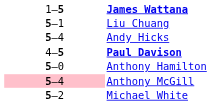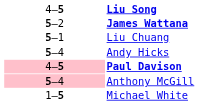+ row: (132, 9)
(55, 9) 1–5 -> (55, 23) 5–2
(55, 52) no background -> (55, 67) pink background
- row: (157, 67)
(55, 95) 5–2 -> (55, 95) 1–5
